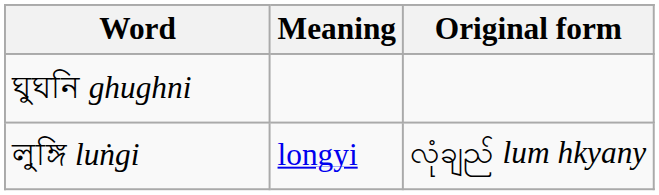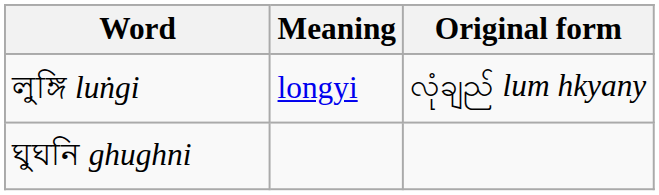rows swapped: (76, 154) <-> (102, 86)
